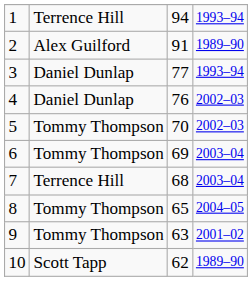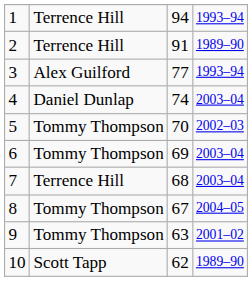(82, 45) Alex Guilford -> (79, 45) Terrence Hill
(84, 72) Daniel Dunlap -> (82, 72) Alex Guilford
(180, 99) 76 -> (180, 99) 74
(220, 99) 2002–03 -> (220, 99) 2003–04
(180, 208) 65 -> (180, 208) 67
